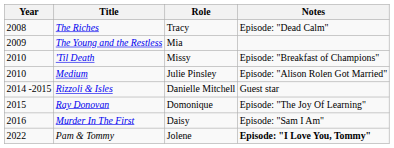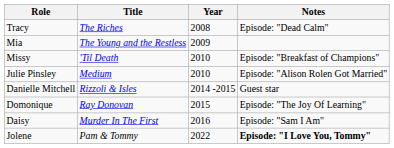columns swapped: (29, 12) <-> (201, 12)
